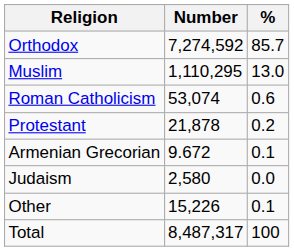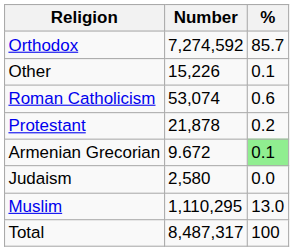rows swapped: (35, 71) <-> (30, 206)
(263, 152) no background -> (263, 152) lightgreen background
